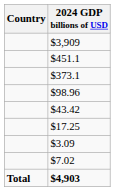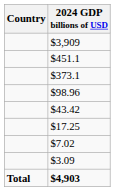rows swapped: (63, 161) <-> (63, 144)
